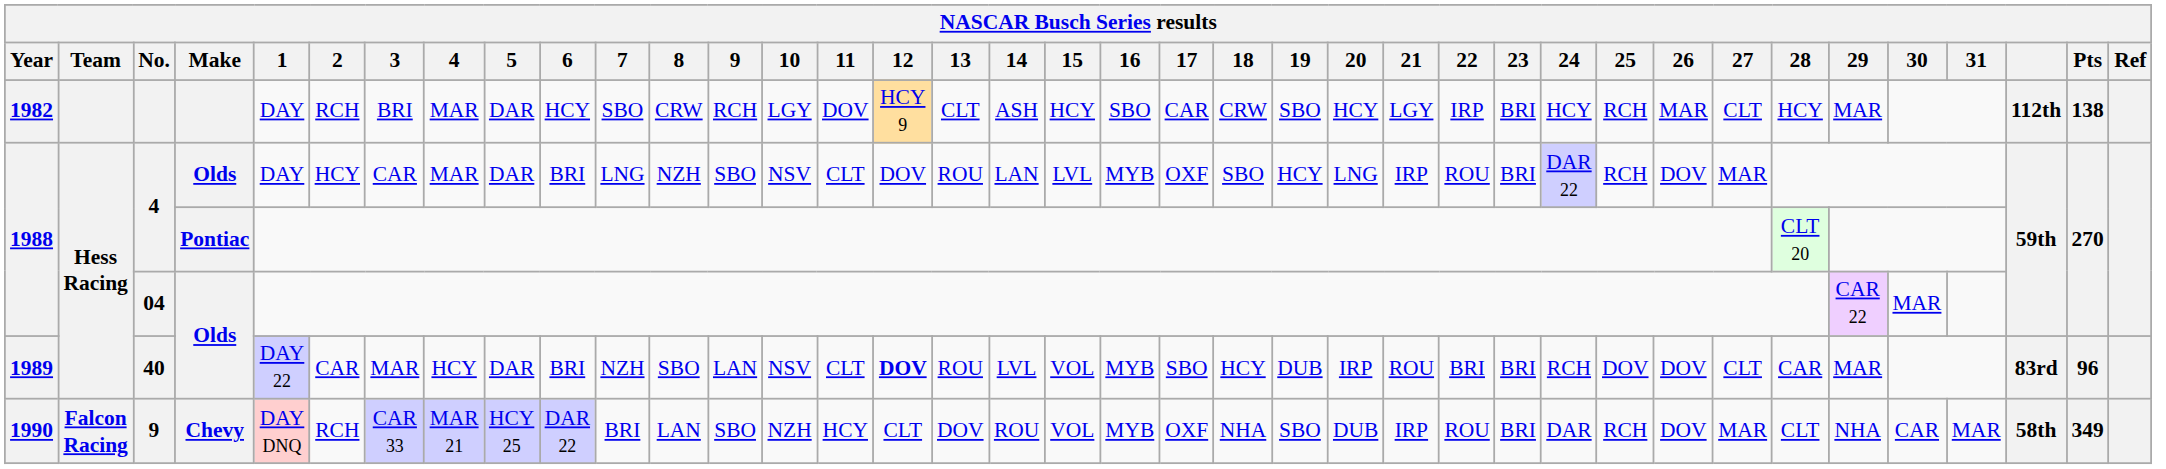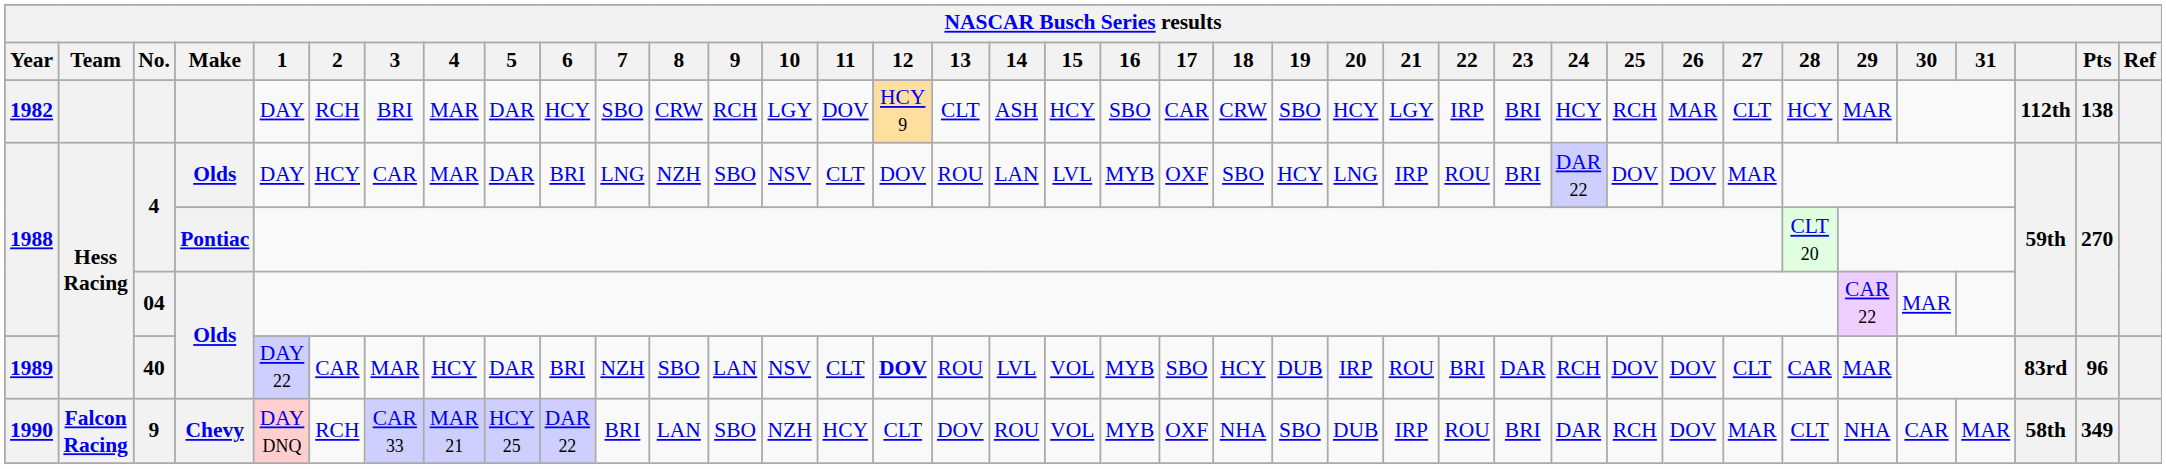(1625, 174) RCH -> (1635, 174) DOV
(1518, 367) BRI -> (1523, 367) DAR
